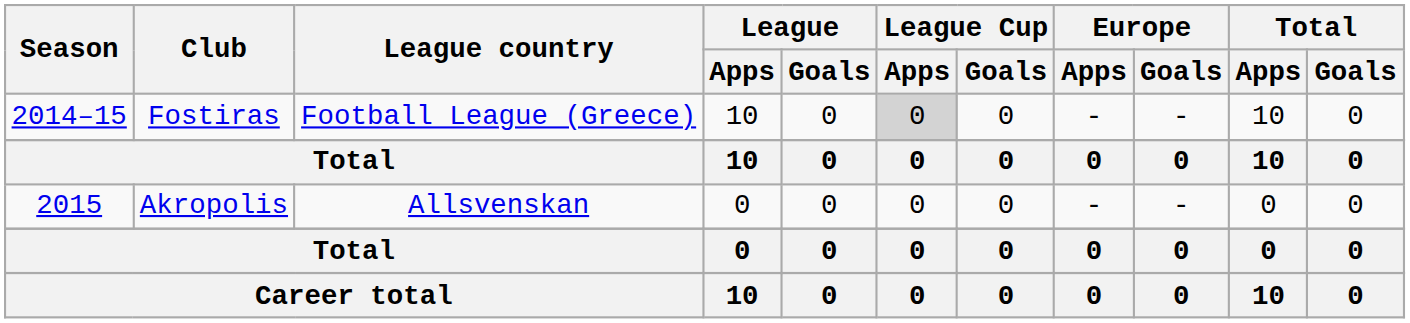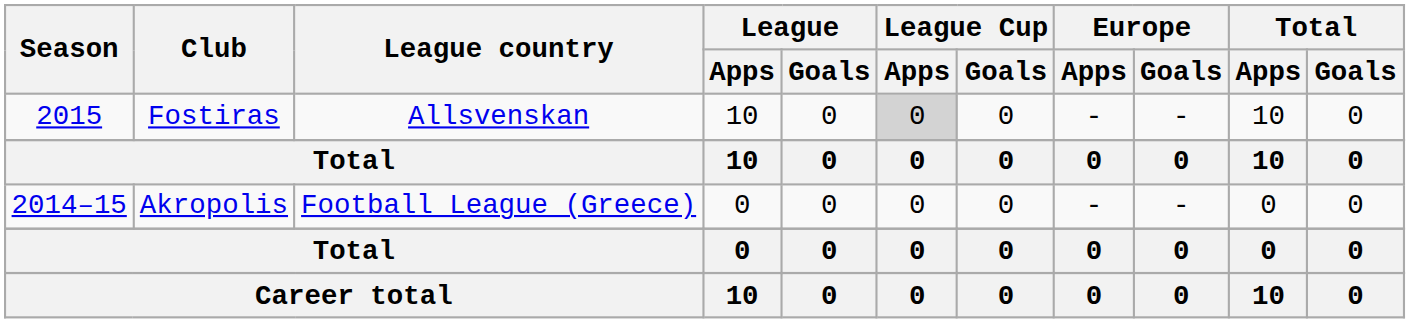(69, 117) 2014–15 -> (69, 117) 2015
(499, 117) Football League (Greece) -> (499, 117) Allsvenskan
(69, 206) 2015 -> (69, 206) 2014–15
(499, 206) Allsvenskan -> (499, 206) Football League (Greece)
